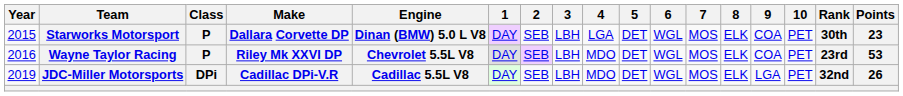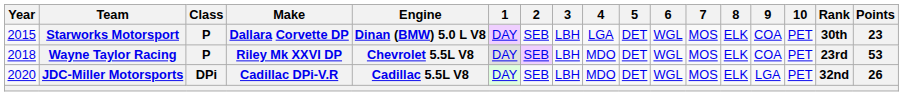(22, 54) 2016 -> (22, 54) 2018
(22, 75) 2019 -> (22, 75) 2020
